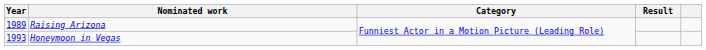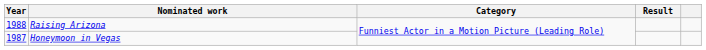(16, 25) 1989 -> (16, 25) 1988
(16, 38) 1993 -> (16, 38) 1987
